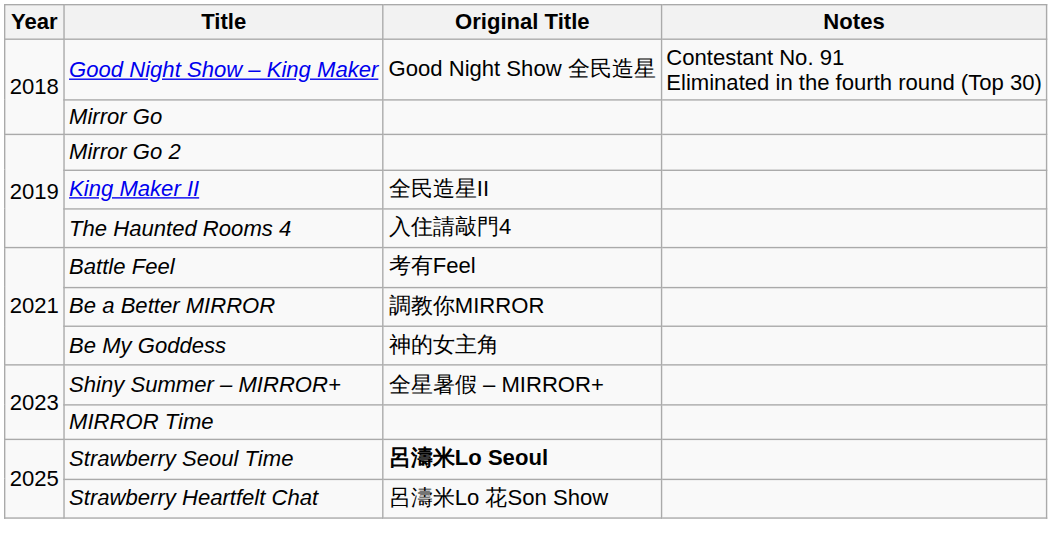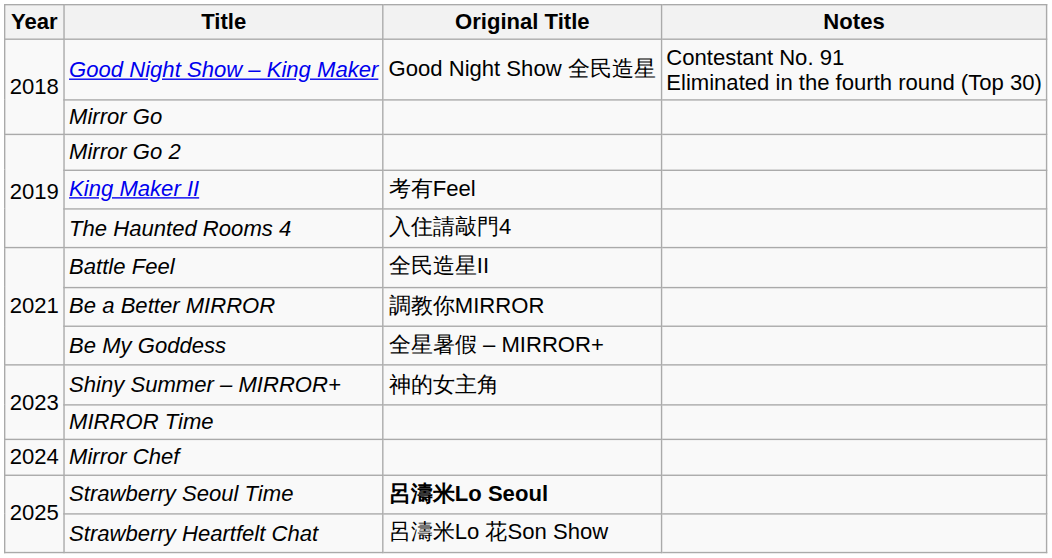(439, 188) 全民造星II -> (432, 188) 考有Feel
(432, 266) 考有Feel -> (439, 266) 全民造星II
(444, 344) 神的女主角 -> (496, 344) 全星暑假 – MIRROR+
(496, 384) 全星暑假 – MIRROR+ -> (444, 384) 神的女主角
+ row: (124, 456)
